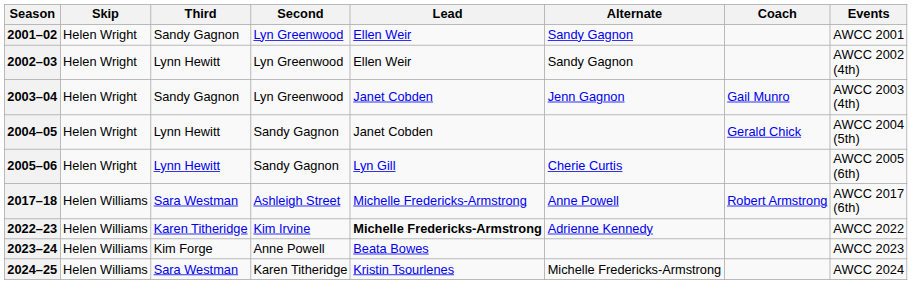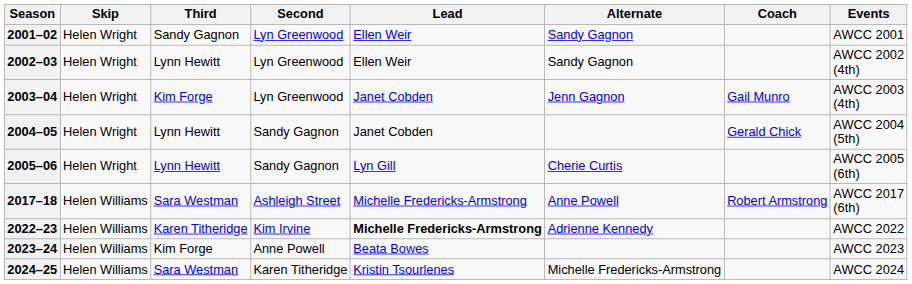(196, 97) Sandy Gagnon -> (183, 97) Kim Forge
